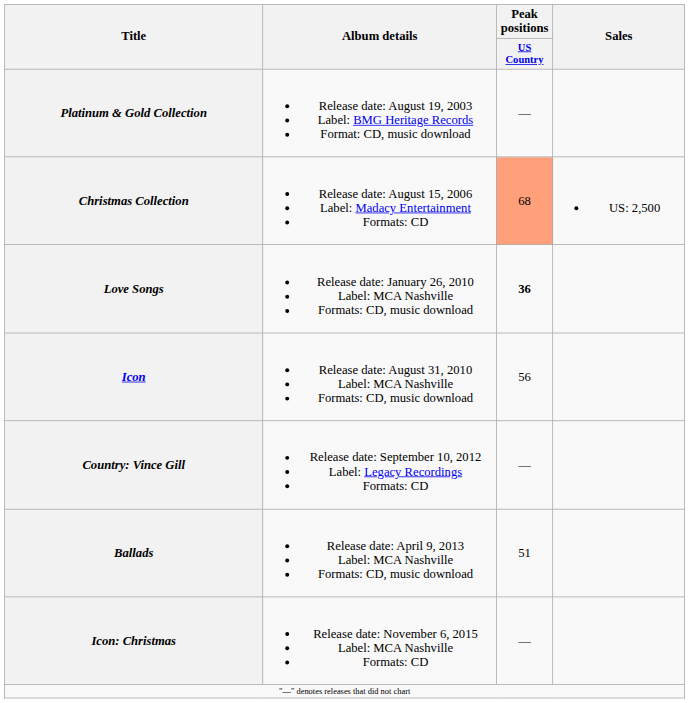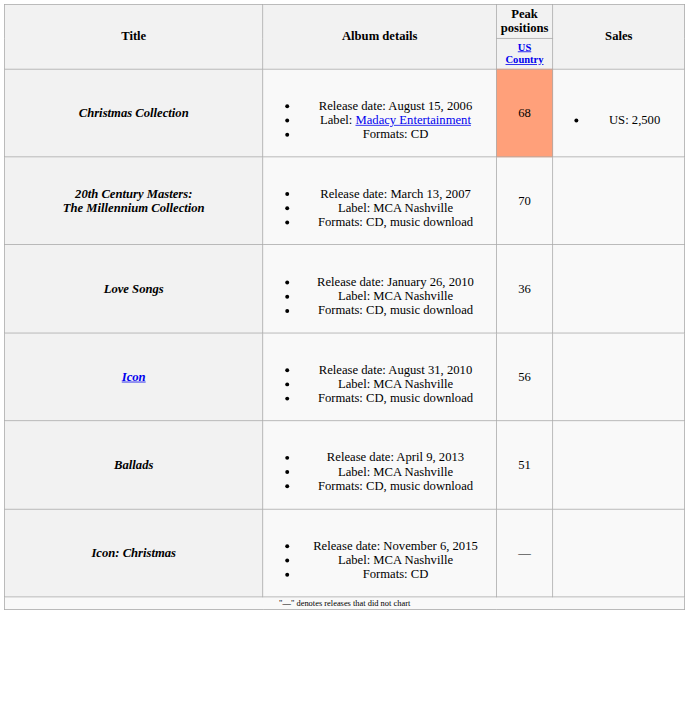- row: (134, 113)
+ row: (134, 201)
(525, 288) bold -> (525, 288) normal
- row: (134, 464)
